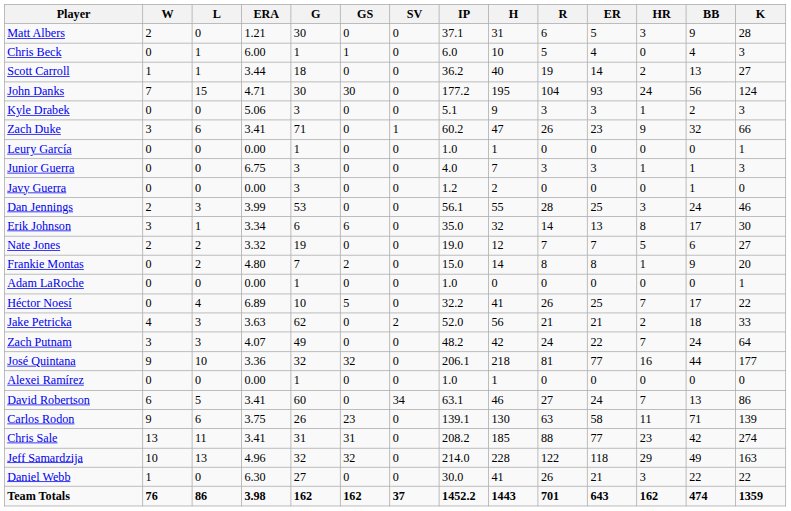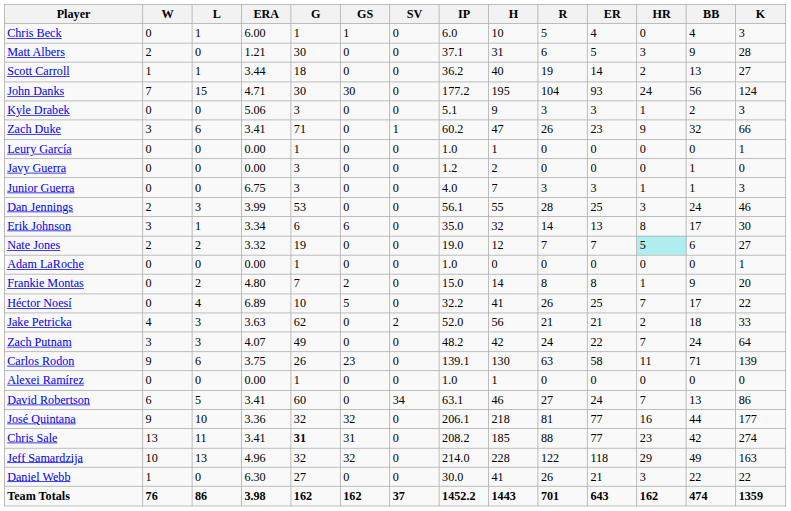rows swapped: (36, 33) <-> (34, 52)
rows swapped: (37, 187) <-> (41, 168)
(643, 245) no background -> (643, 245) paleturquoise background
rows swapped: (46, 284) <-> (46, 264)
rows swapped: (41, 361) <-> (41, 419)
(300, 438) normal -> (300, 438) bold
